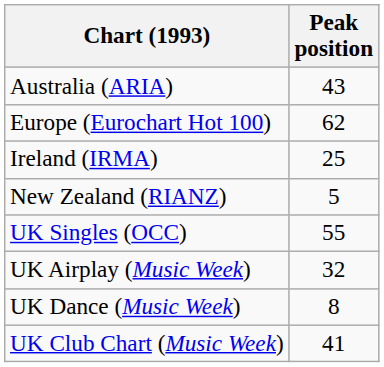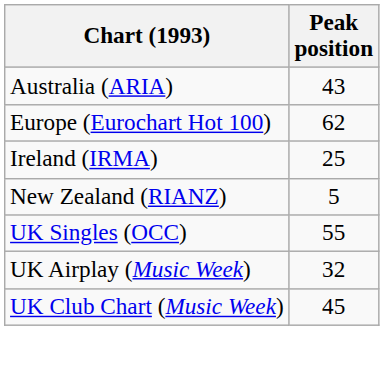- row: (125, 306)
(334, 343) 41 -> (334, 306) 45
